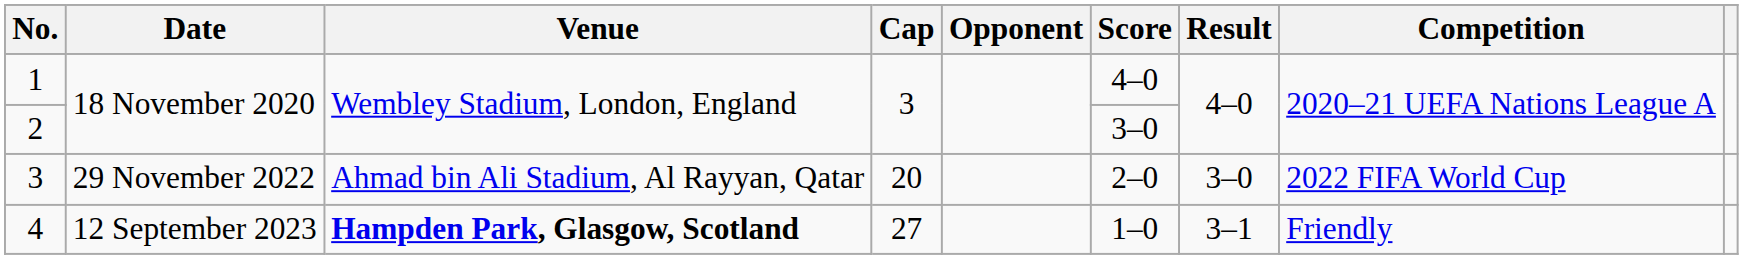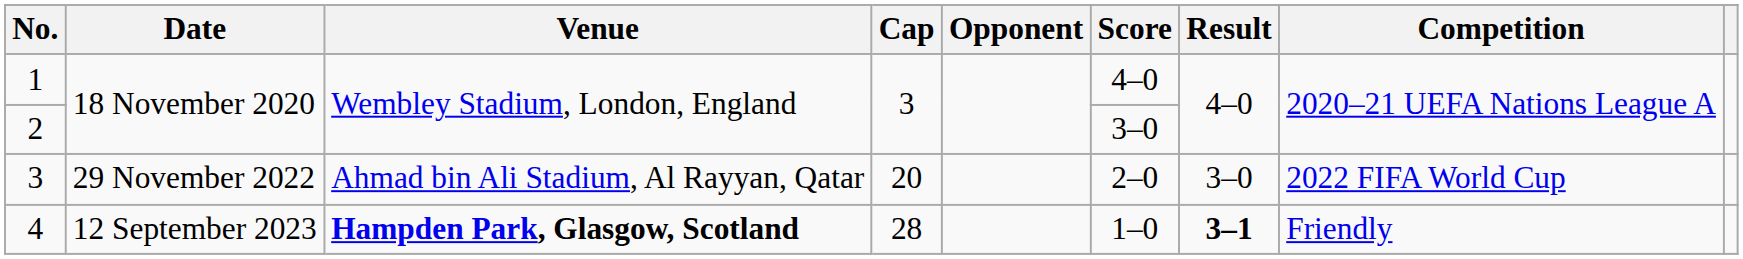(907, 228) 27 -> (907, 228) 28
(1229, 228) normal -> (1229, 228) bold
